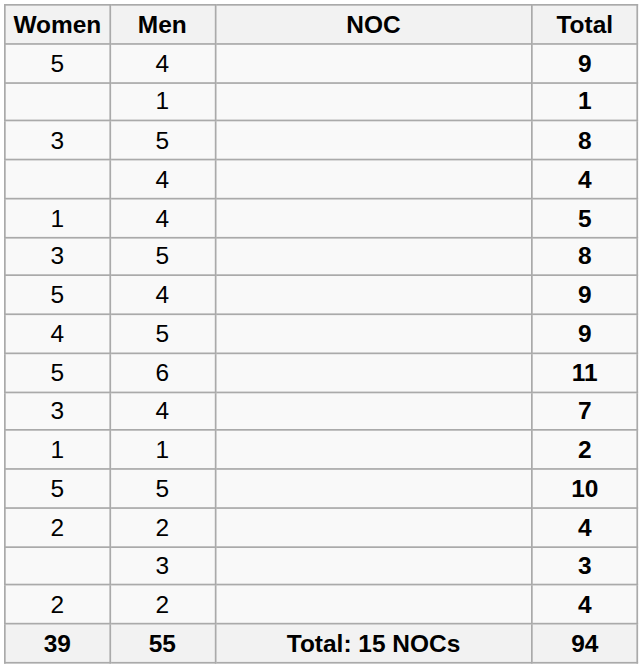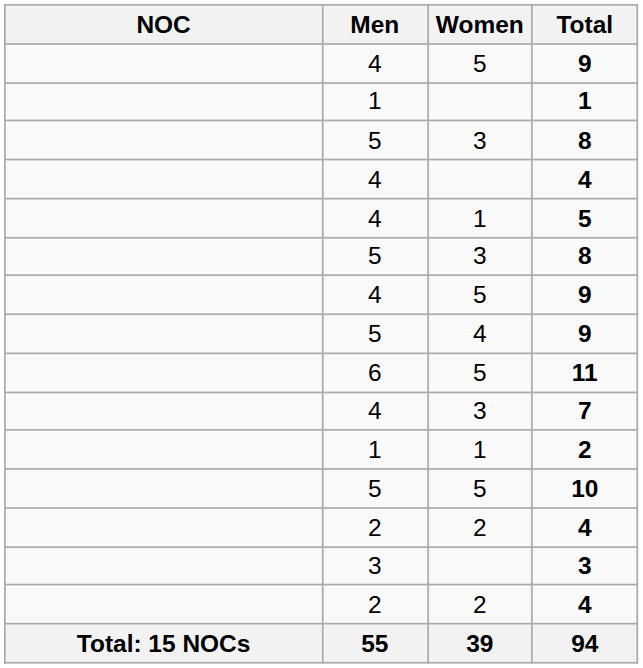columns swapped: (374, 25) <-> (57, 25)
